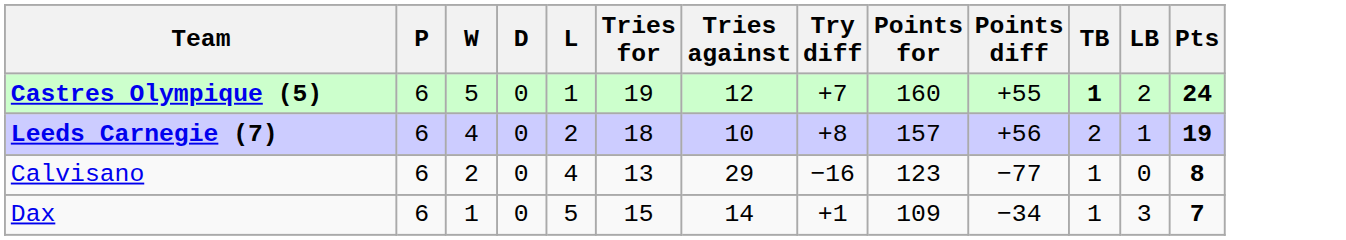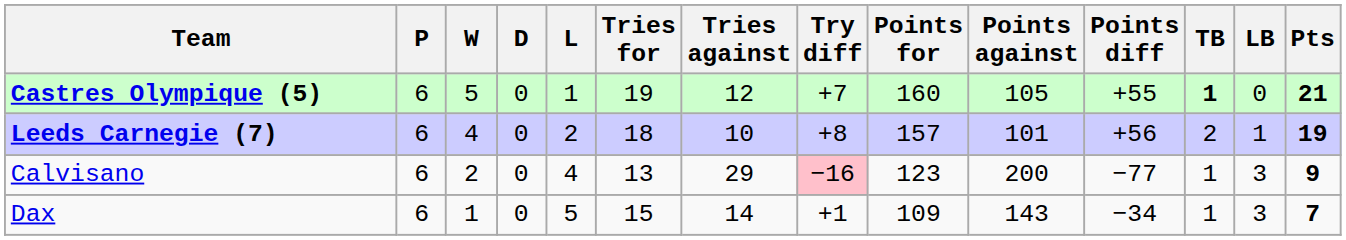+ column: (1027, 39)
(1144, 94) 2 -> (1260, 94) 0
(1197, 94) 24 -> (1313, 94) 21
(833, 174) no background -> (833, 174) pink background
(1144, 174) 0 -> (1260, 174) 3
(1197, 174) 8 -> (1313, 174) 9
